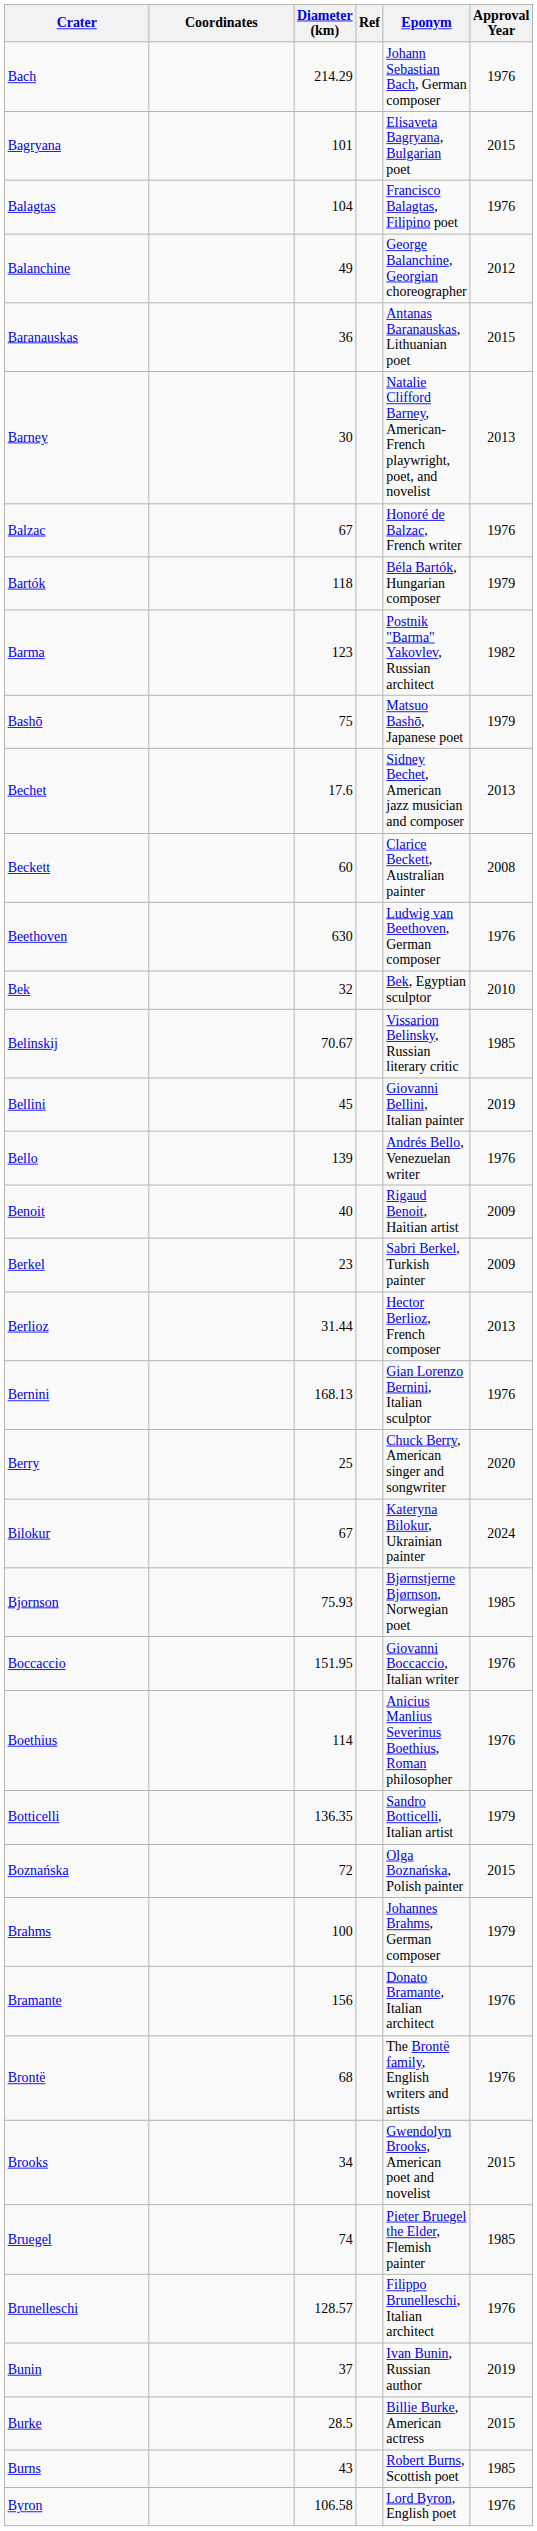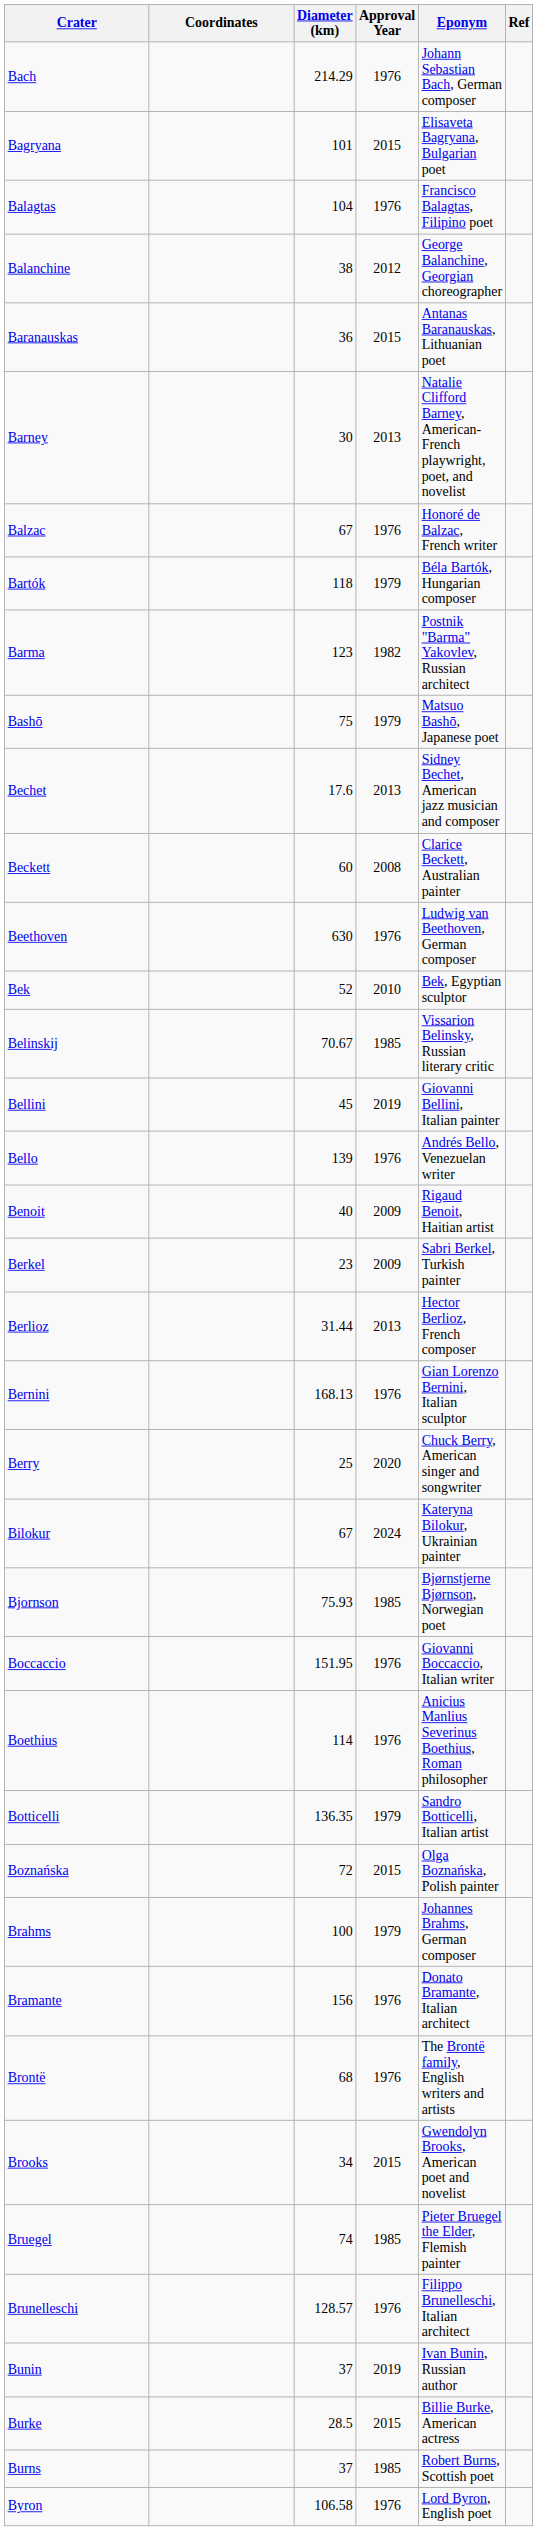columns swapped: (501, 23) <-> (369, 23)
(346, 268) 49 -> (346, 268) 38
(346, 990) 32 -> (346, 990) 52
(346, 2468) 43 -> (346, 2468) 37
